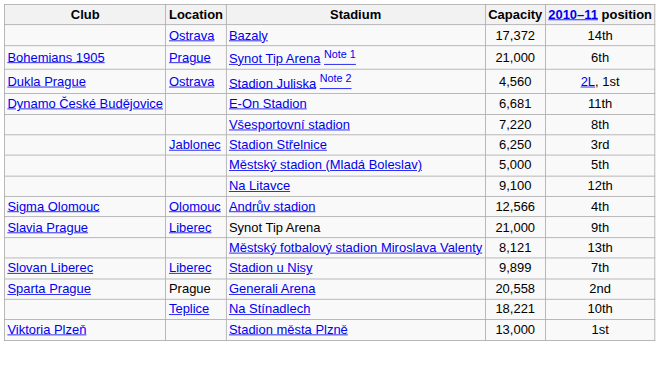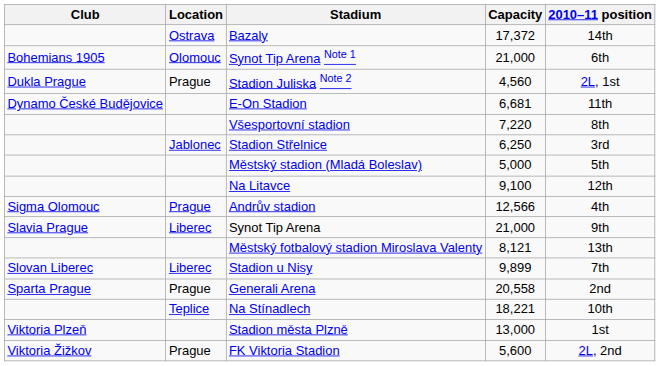(190, 57) Prague -> (195, 57) Olomouc
(192, 81) Ostrava -> (190, 81) Prague
(195, 206) Olomouc -> (190, 206) Prague
+ row: (284, 350)
